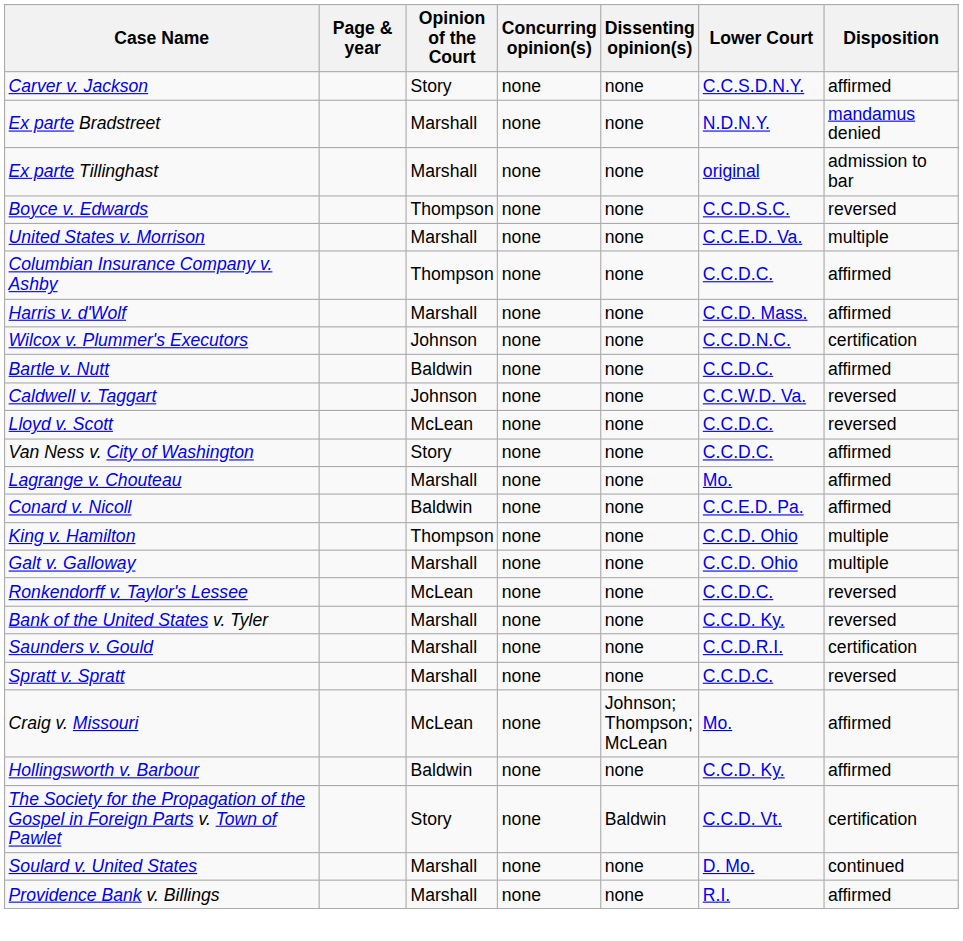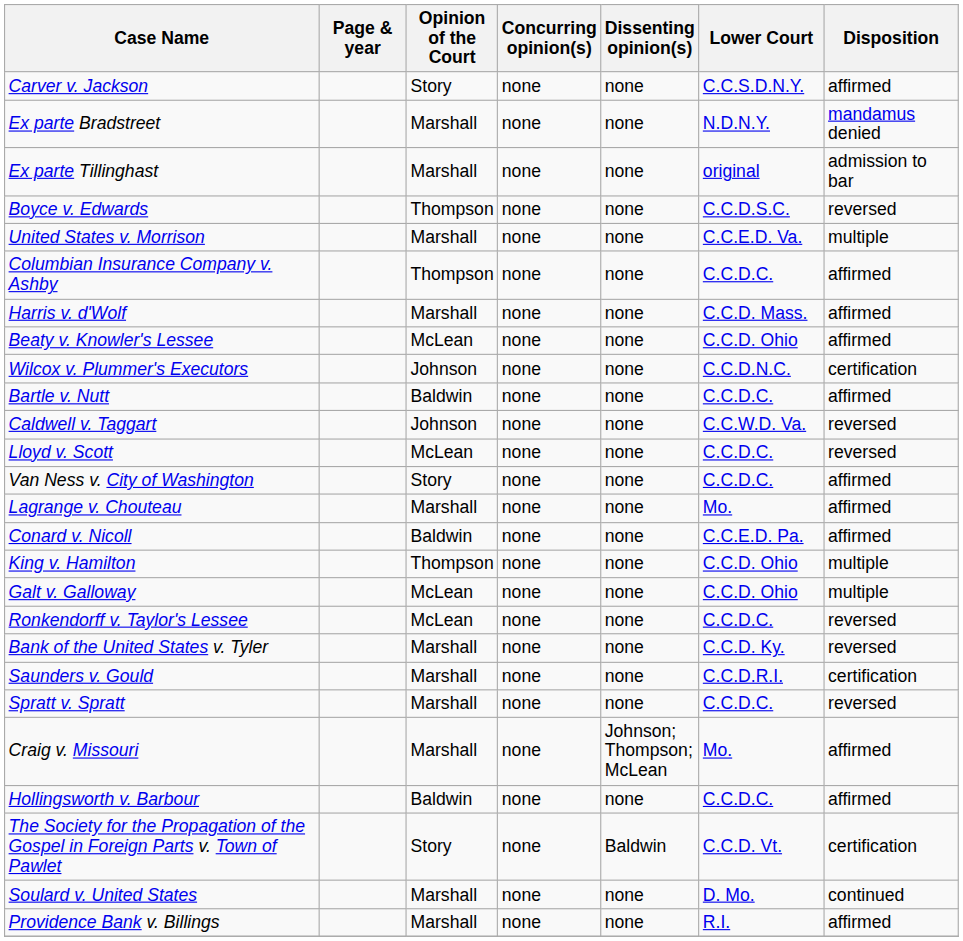+ row: (111, 340)
(444, 564) Marshall -> (442, 591) McLean
(442, 723) McLean -> (444, 751) Marshall
(744, 771) C.C.D. Ky. -> (738, 799) C.C.D.C.
